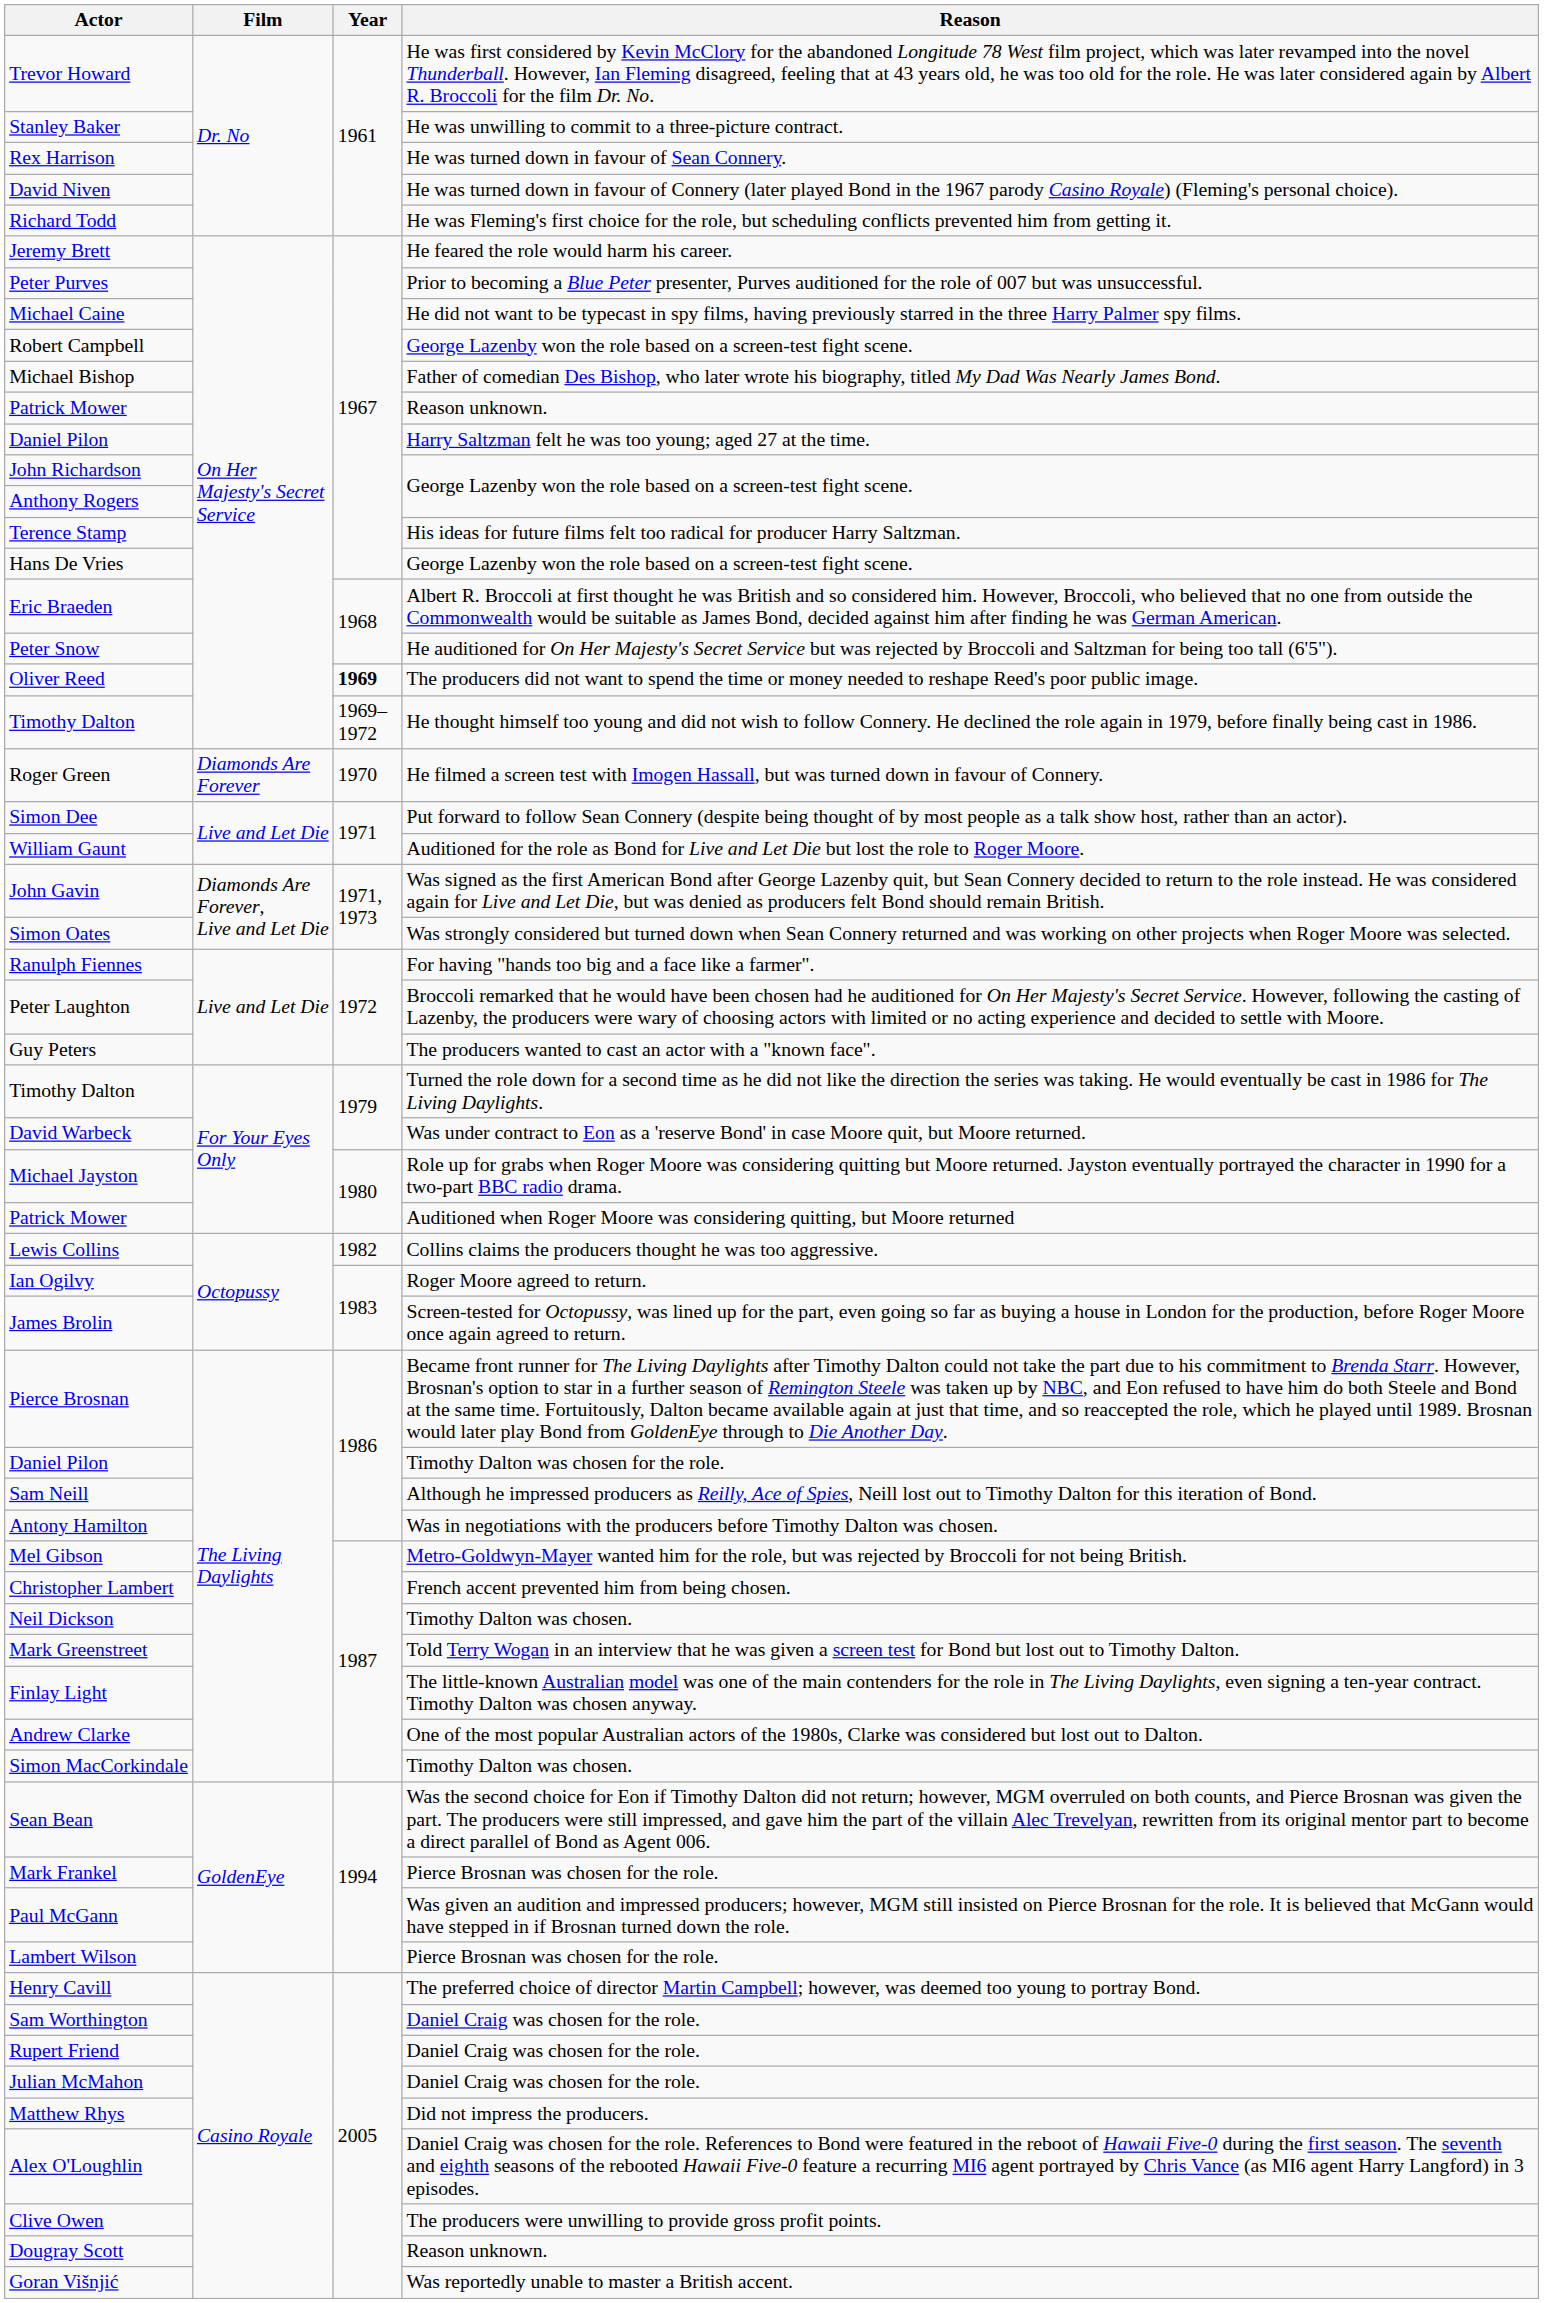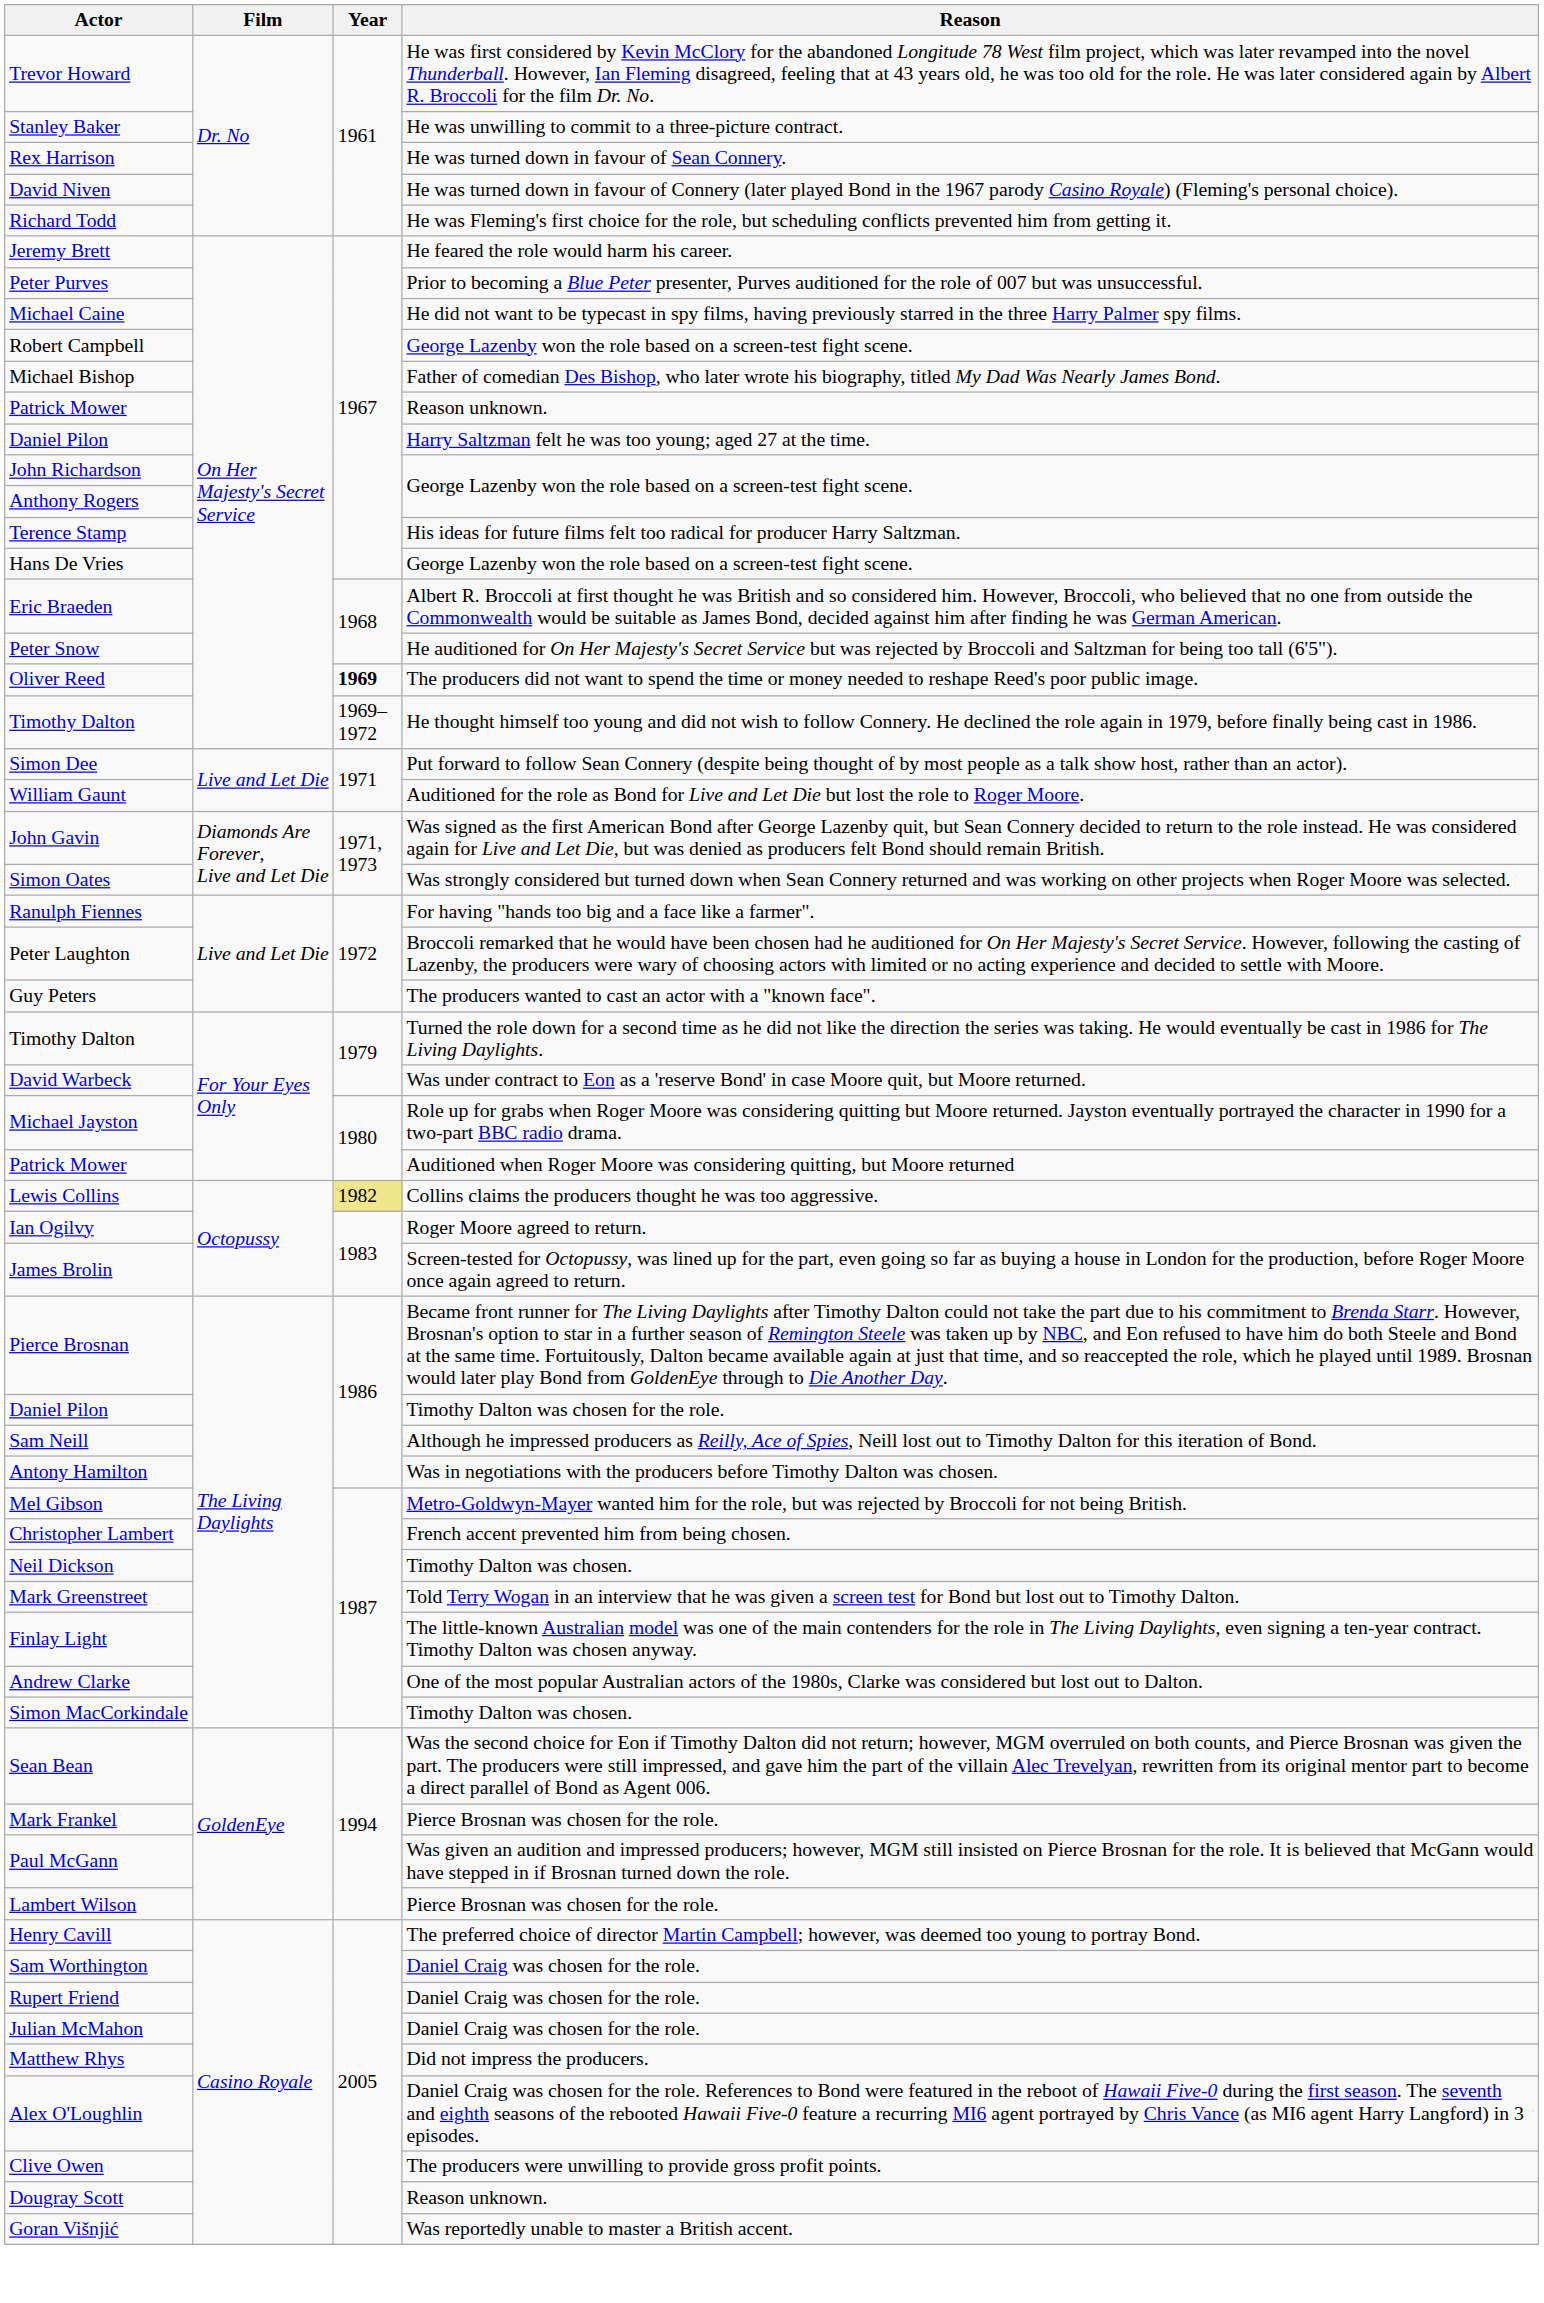- row: (60, 775)
(357, 1249) no background -> (357, 1195) khaki background
